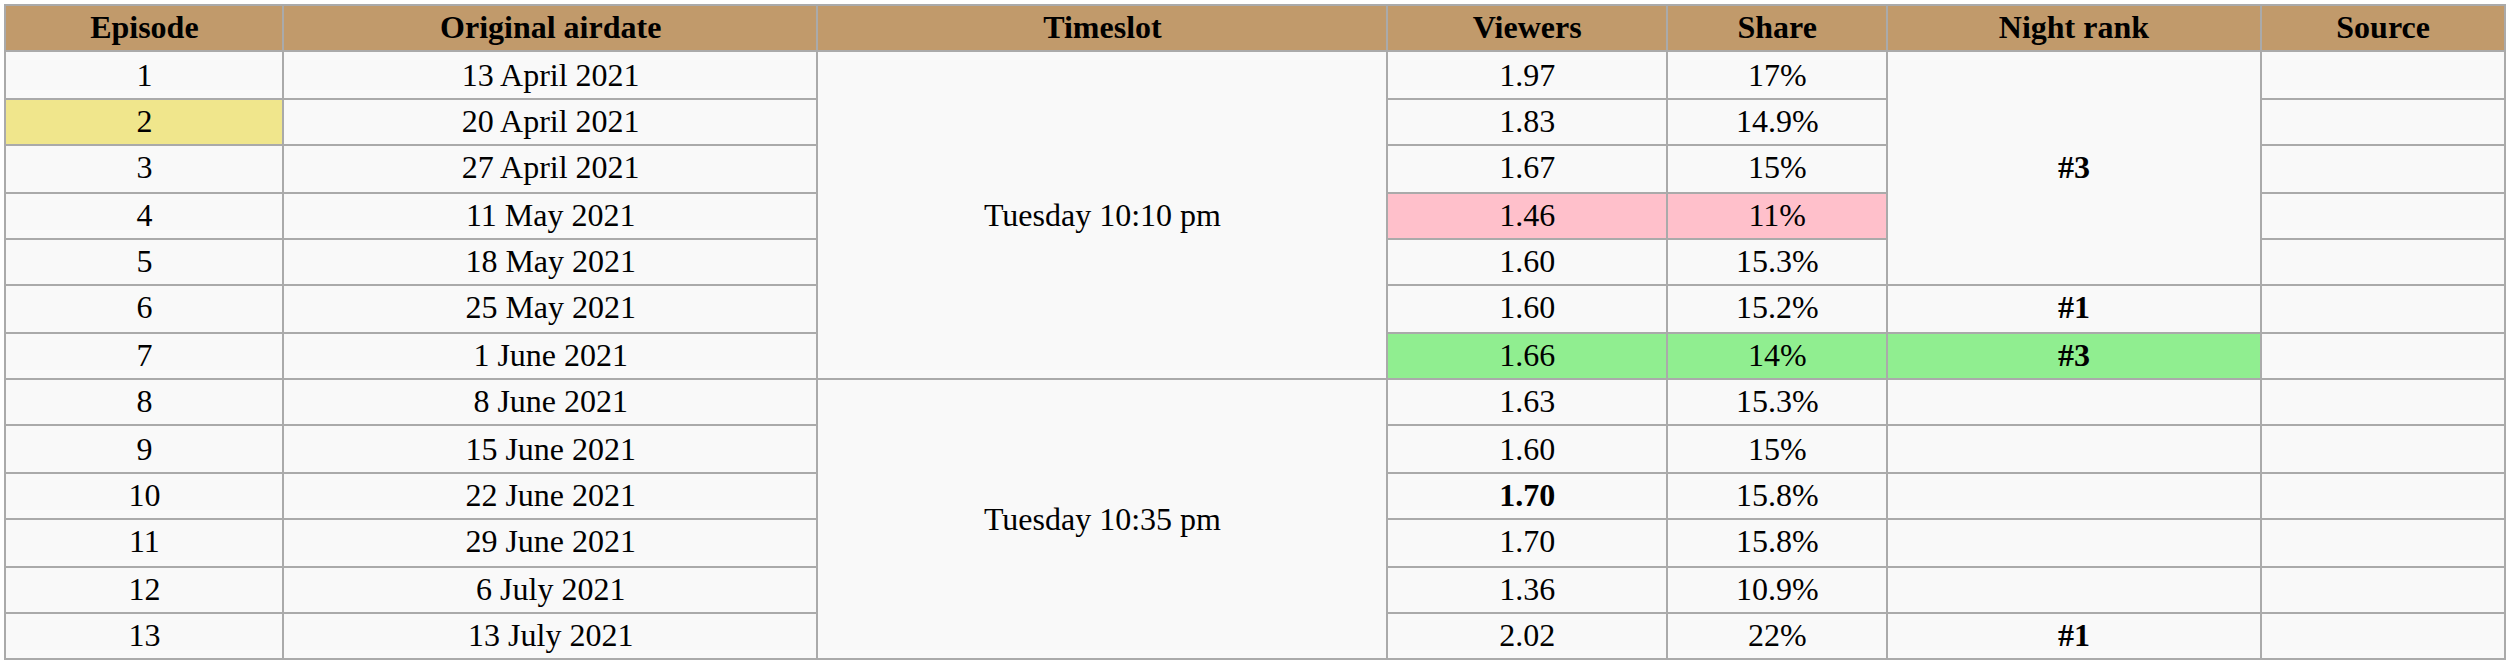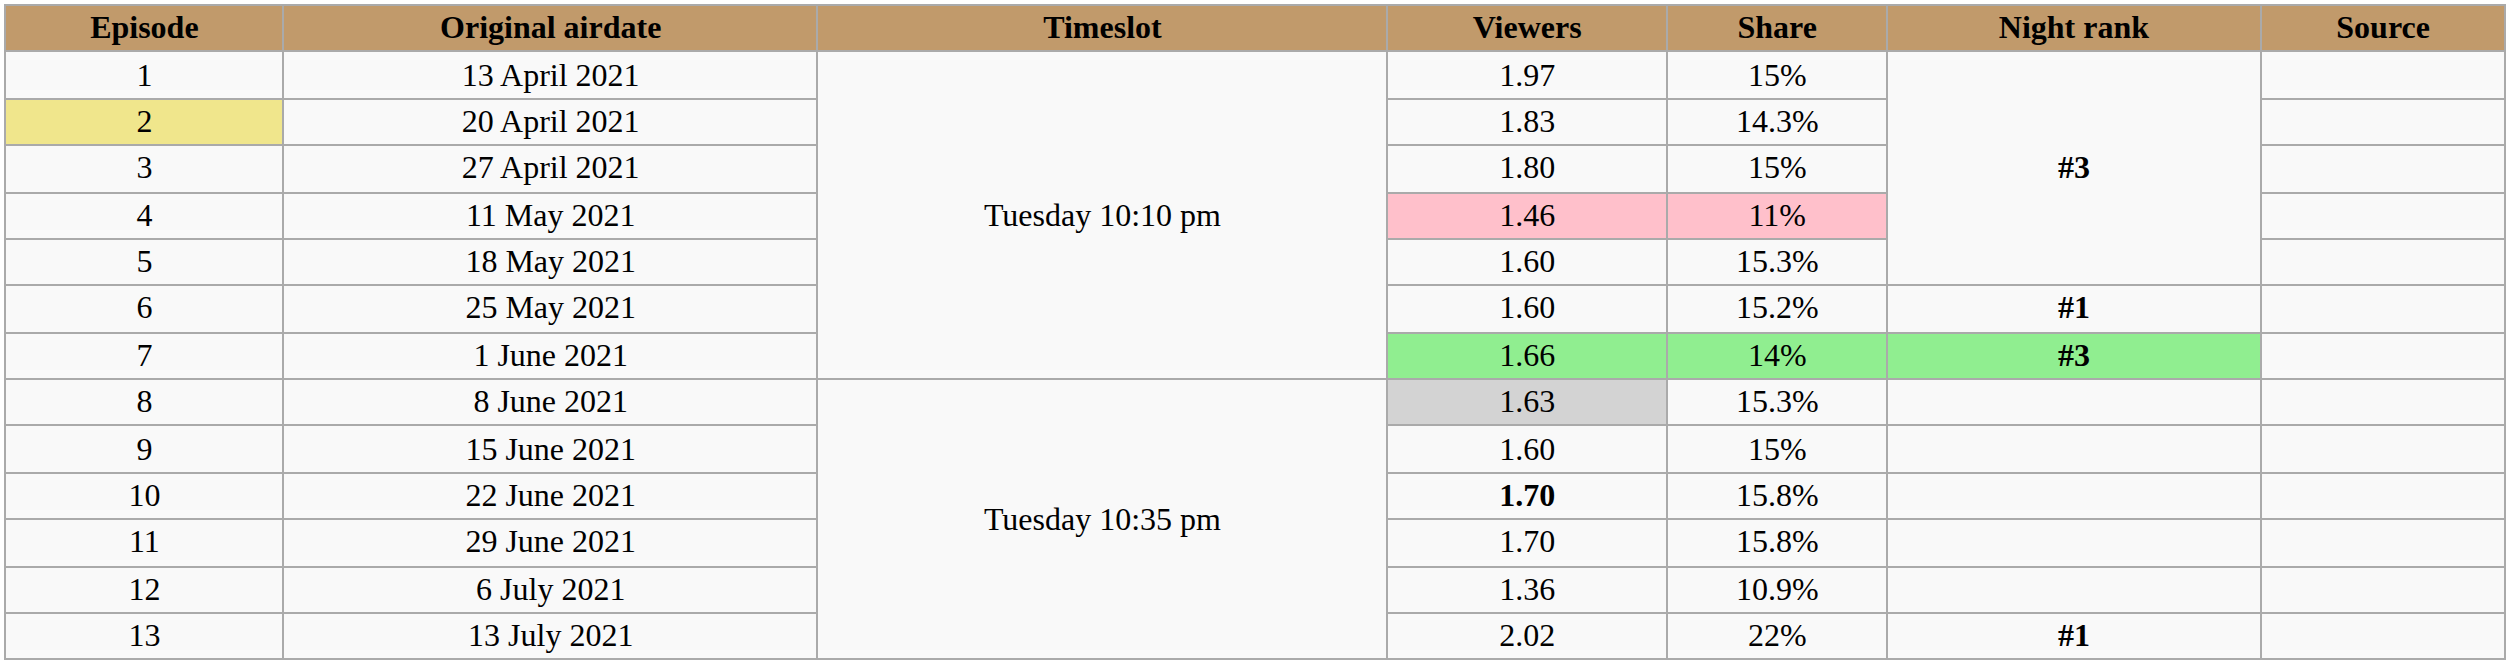(1777, 74) 17% -> (1777, 74) 15%
(1777, 121) 14.9% -> (1777, 121) 14.3%
(1527, 168) 1.67 -> (1527, 168) 1.80
(1527, 401) no background -> (1527, 401) lightgrey background
